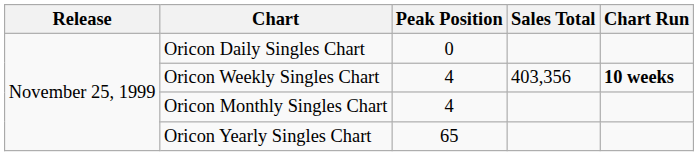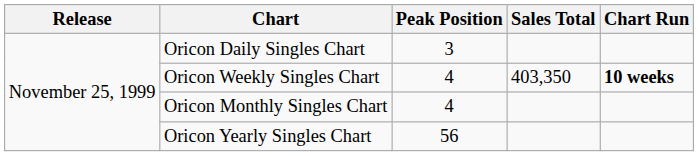(449, 48) 0 -> (449, 48) 3
(541, 77) 403,356 -> (541, 77) 403,350
(449, 135) 65 -> (449, 135) 56
